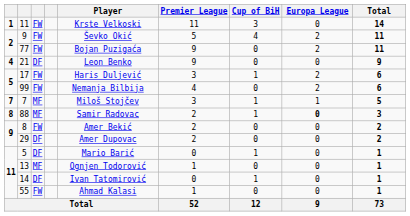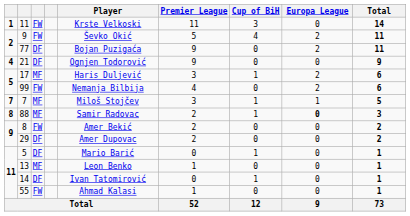(38, 50) FW -> (38, 50) DF
(108, 62) Leon Benko -> (108, 62) Ognjen Todorović
(38, 75) FW -> (38, 75) MF
(108, 166) Ognjen Todorović -> (108, 166) Leon Benko
